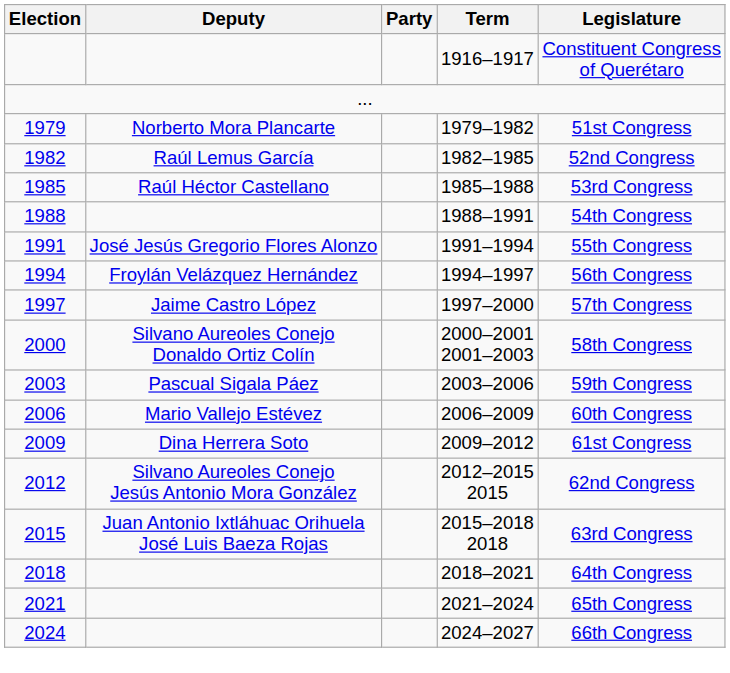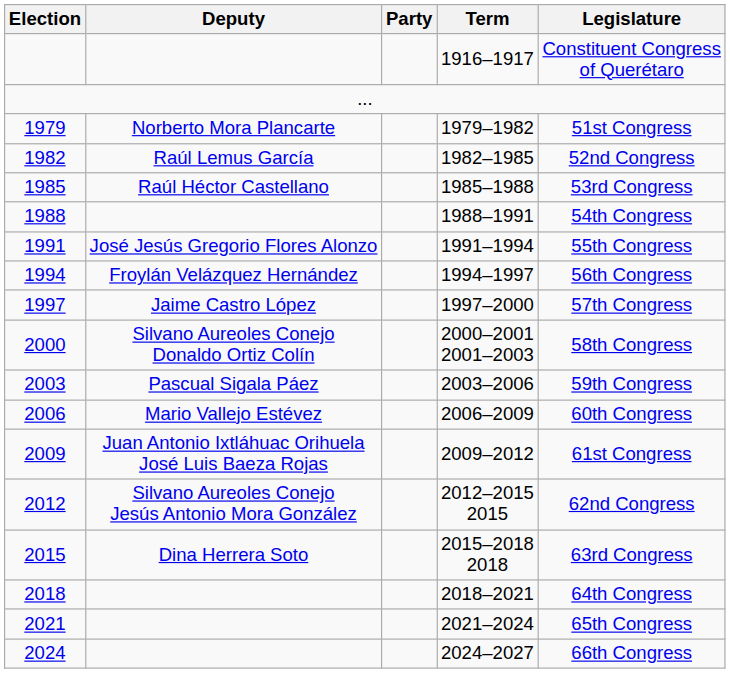(234, 443) Dina Herrera Soto -> (234, 454) Juan Antonio Ixtláhuac Orihuela José Luis Baeza Rojas
(234, 533) Juan Antonio Ixtláhuac Orihuela José Luis Baeza Rojas -> (234, 554) Dina Herrera Soto
